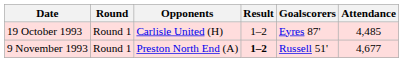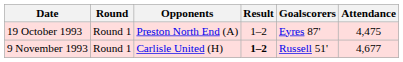(180, 31) Carlisle United (H) -> (187, 31) Preston North End (A)
(369, 31) 4,485 -> (369, 31) 4,475
(187, 48) Preston North End (A) -> (180, 48) Carlisle United (H)
